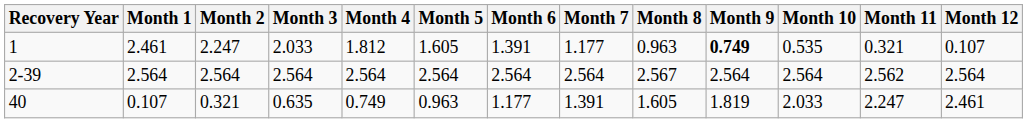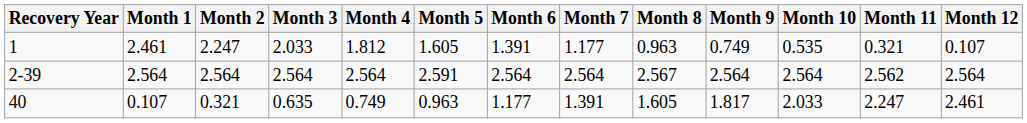(730, 46) bold -> (730, 46) normal
(438, 74) 2.564 -> (438, 74) 2.591
(730, 103) 1.819 -> (730, 103) 1.817
